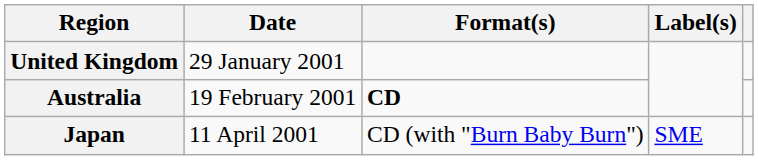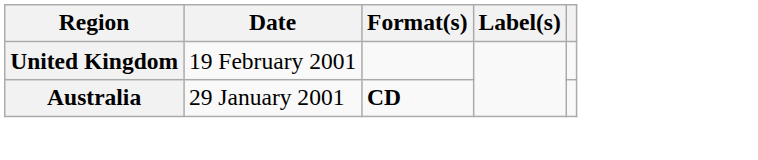(267, 60) 29 January 2001 -> (273, 60) 19 February 2001
(273, 97) 19 February 2001 -> (267, 97) 29 January 2001
- row: (94, 135)
